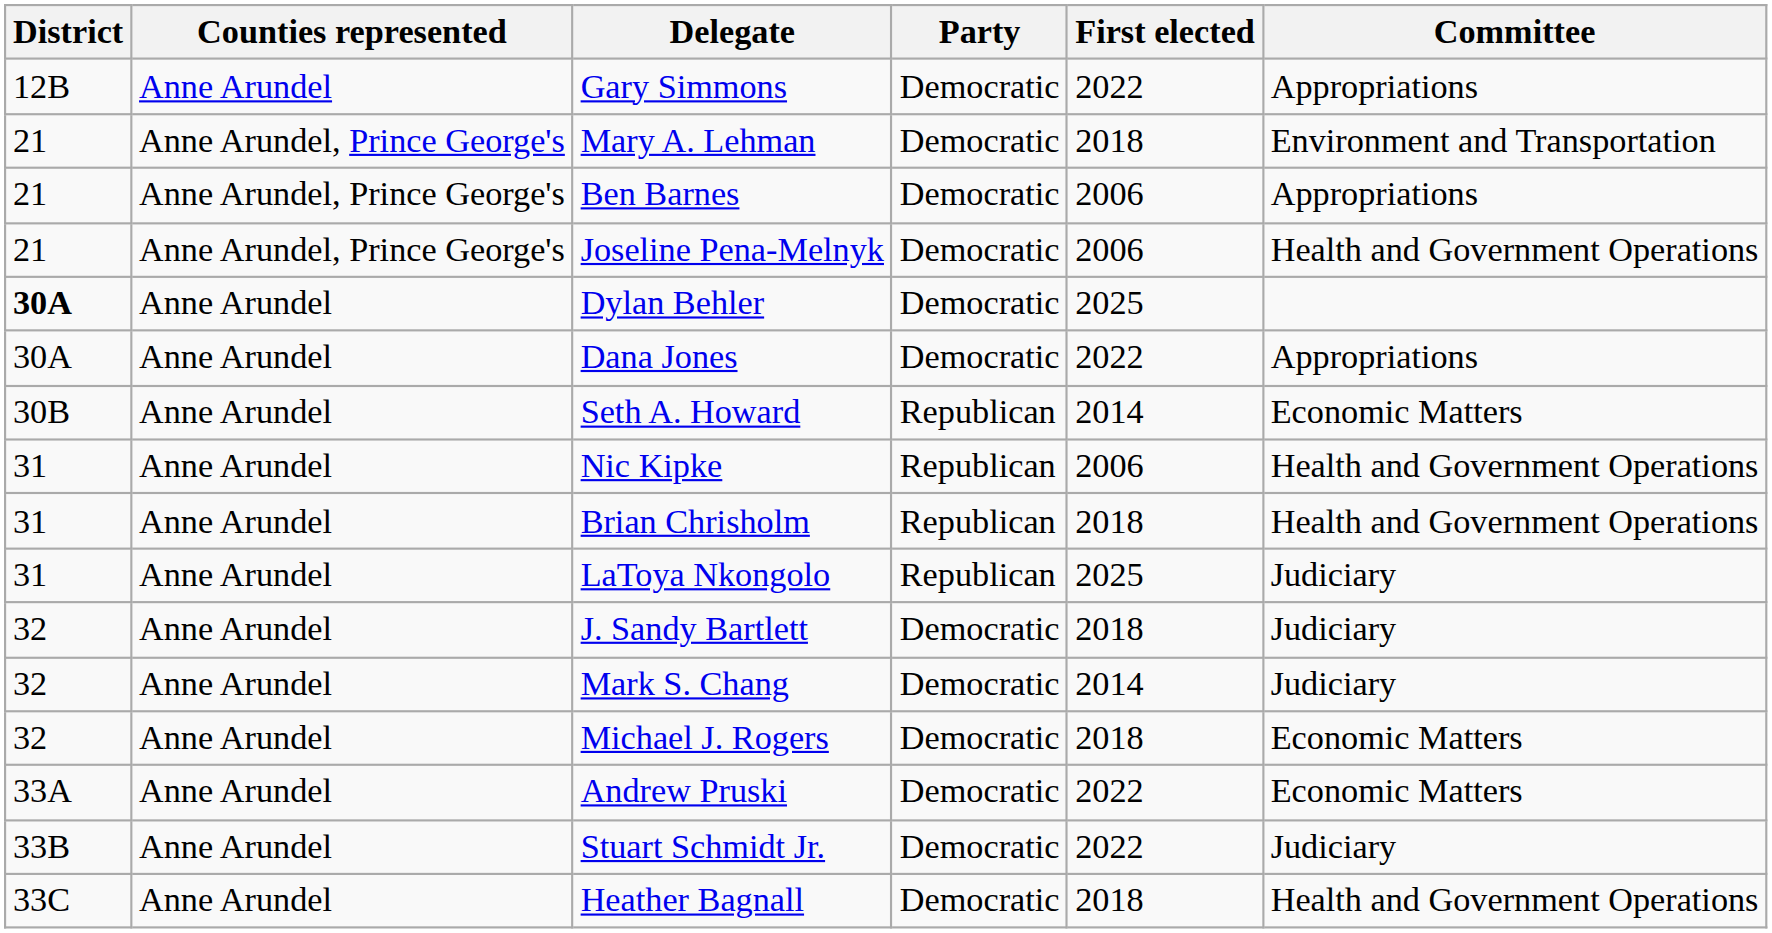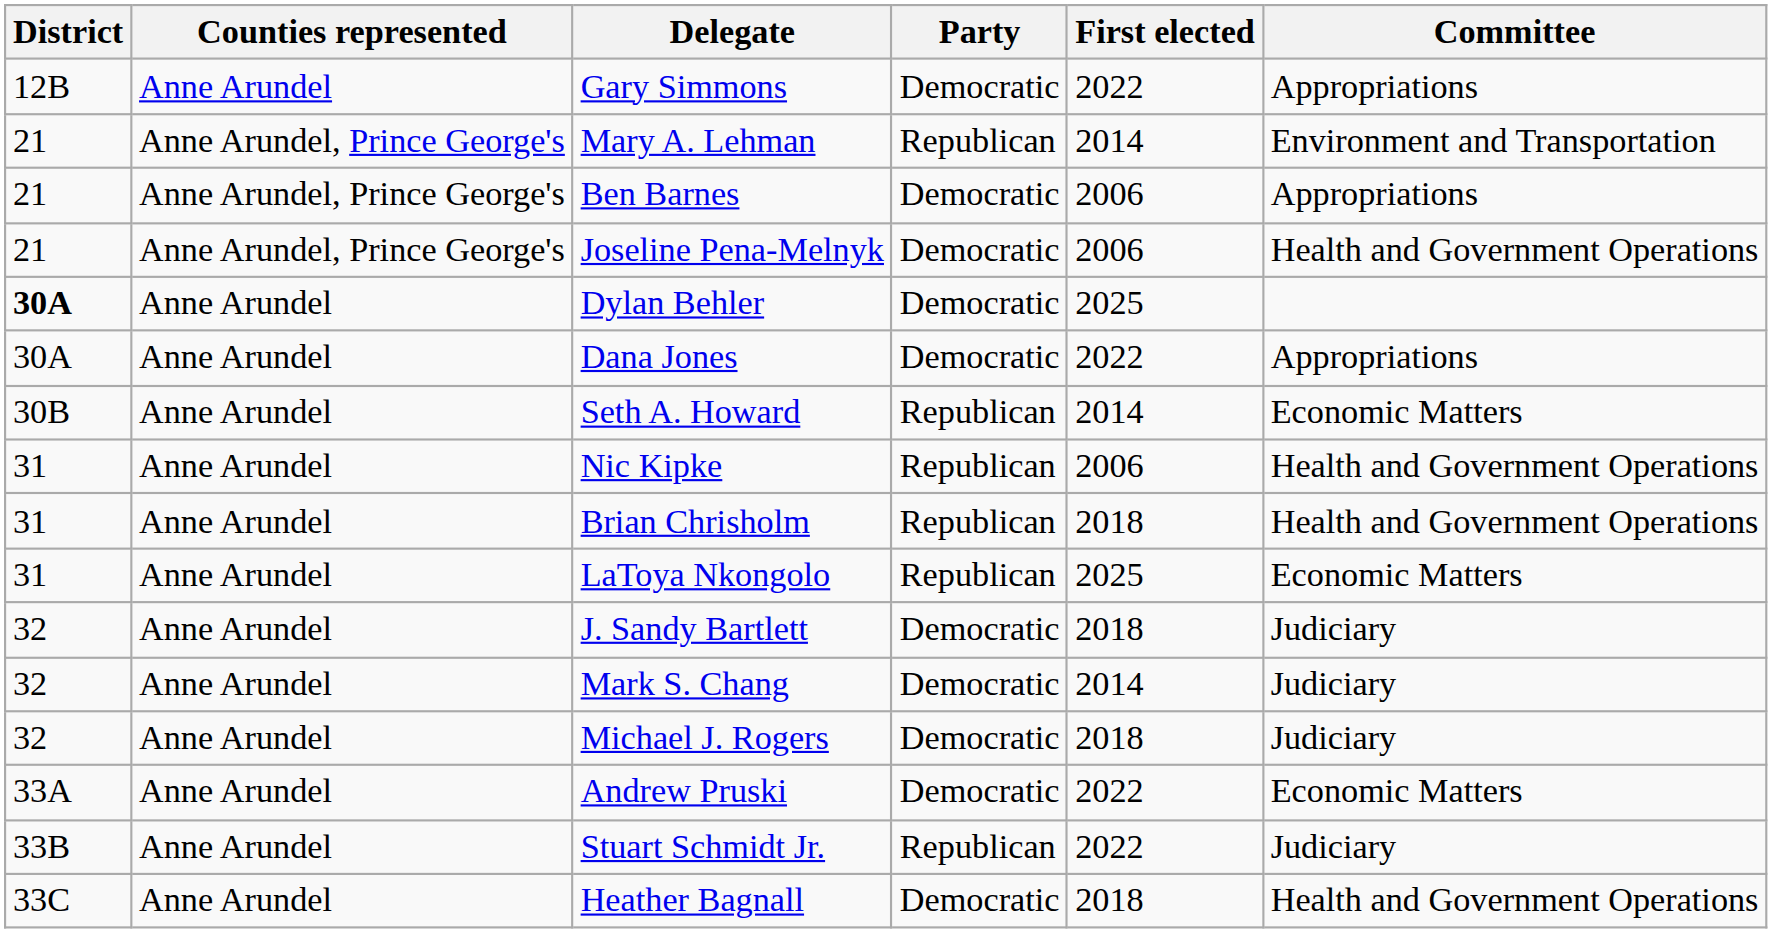(980, 140) Democratic -> (978, 140) Republican
(1109, 140) 2018 -> (1109, 140) 2014
(1333, 574) Judiciary -> (1397, 574) Economic Matters
(1397, 737) Economic Matters -> (1333, 737) Judiciary
(980, 846) Democratic -> (978, 846) Republican
